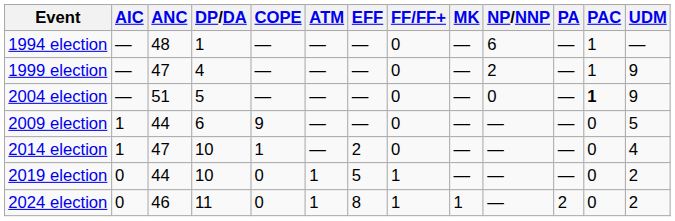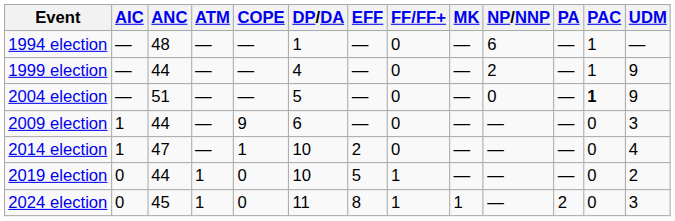columns swapped: (327, 17) <-> (221, 17)
(161, 70) 47 -> (161, 70) 44
(633, 123) 5 -> (633, 123) 3
(161, 202) 46 -> (161, 202) 45
(633, 202) 2 -> (633, 202) 3
